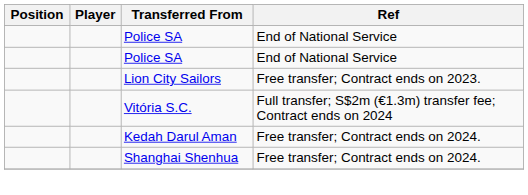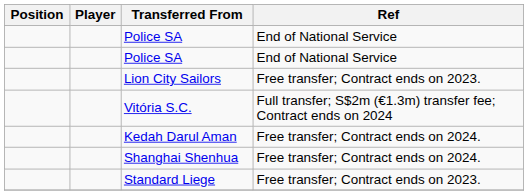+ row: (169, 179)
